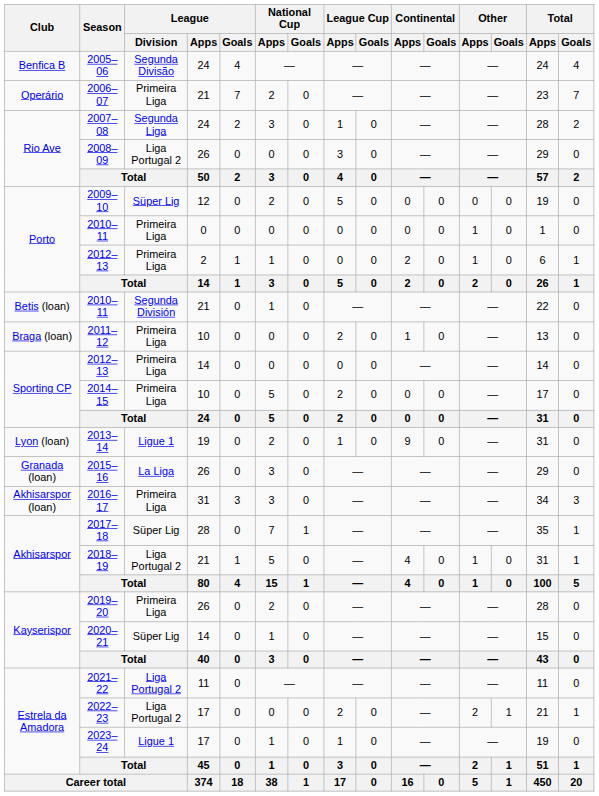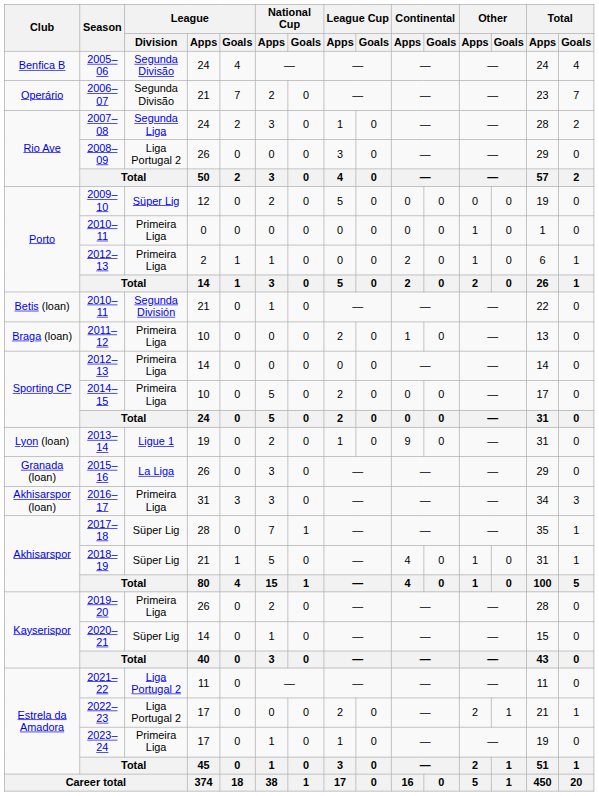(156, 95) Primeira Liga -> (156, 95) Segunda Divisão
(156, 560) Liga Portugal 2 -> (156, 560) Süper Lig
(156, 742) Ligue 1 -> (156, 742) Primeira Liga
